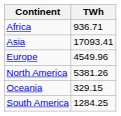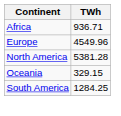- row: (16, 42)
(91, 73) 5381.26 -> (91, 57) 5381.28
